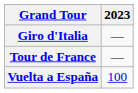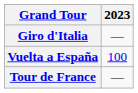rows swapped: (53, 56) <-> (53, 77)
